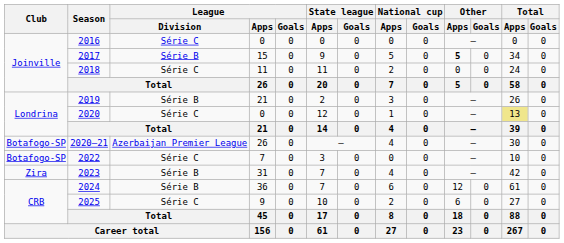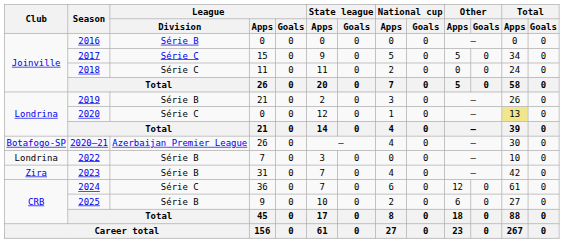(180, 41) Série C -> (180, 41) Série B
(180, 56) Série B -> (180, 56) Série C
(458, 56) bold -> (458, 56) normal
(36, 158) Botafogo-SP -> (36, 158) Londrina
(180, 158) Série C -> (180, 158) Série B
(180, 187) Série B -> (180, 187) Série C
(180, 202) Série C -> (180, 202) Série B
